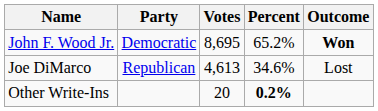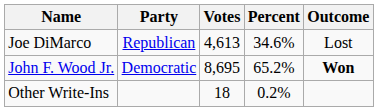rows swapped: (61, 42) <-> (50, 67)
(222, 93) 20 -> (222, 93) 18
(274, 93) bold -> (274, 93) normal
